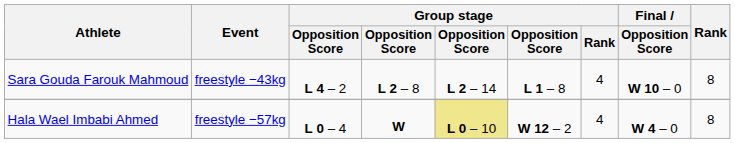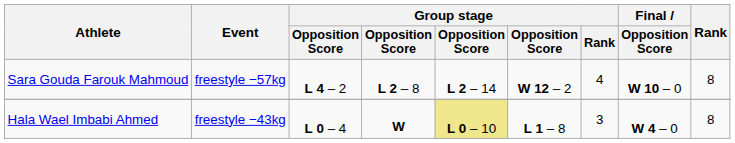(240, 80) freestyle −43kg -> (240, 80) freestyle −57kg
(545, 89) L 1 – 8 -> (545, 89) W 12 – 2
(240, 119) freestyle −57kg -> (240, 119) freestyle −43kg
(545, 128) W 12 – 2 -> (545, 128) L 1 – 8
(600, 119) 4 -> (600, 119) 3
